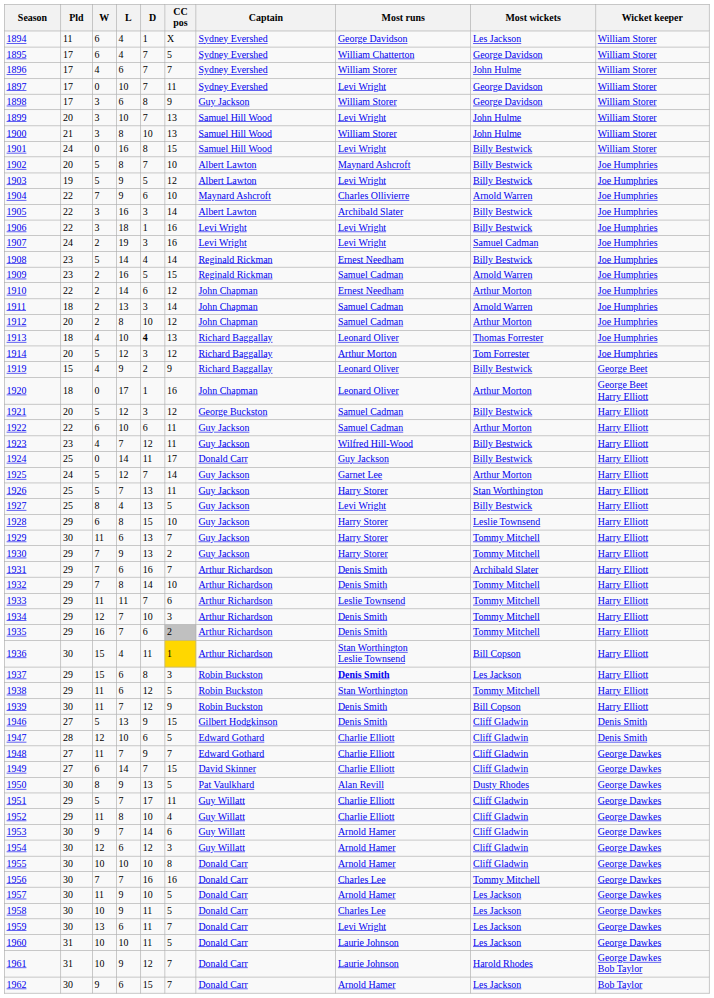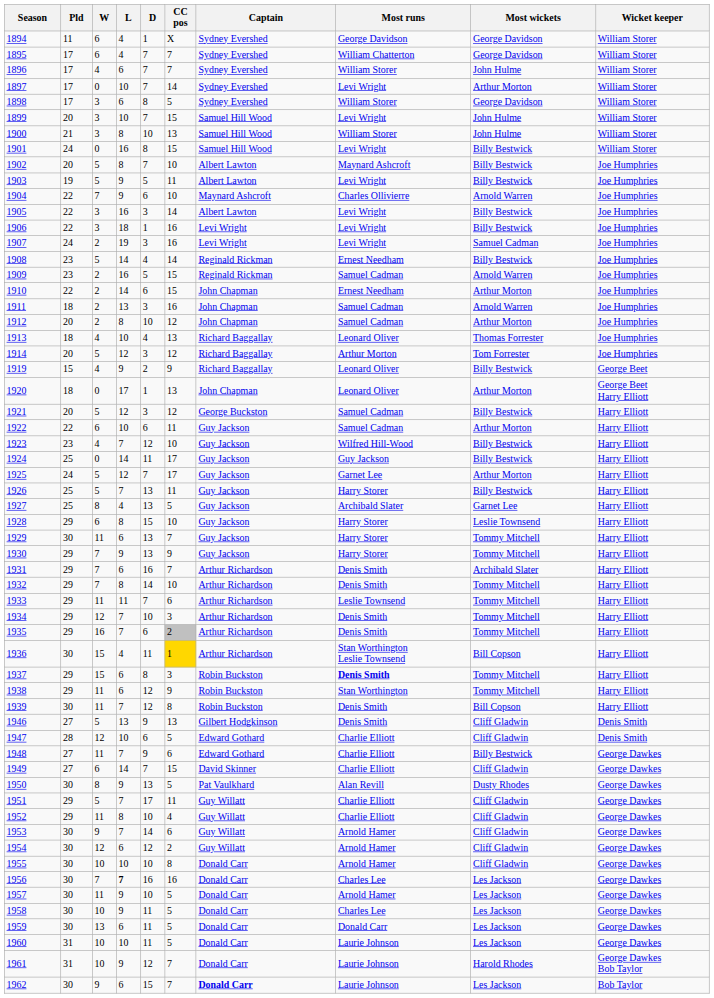(497, 39) Les Jackson -> (508, 39) George Davidson
(169, 54) 5 -> (169, 54) 7
(172, 86) 11 -> (172, 86) 14
(508, 86) George Davidson -> (502, 86) Arthur Morton
(169, 102) 9 -> (169, 102) 5
(224, 102) Guy Jackson -> (233, 102) Sydney Evershed
(172, 117) 13 -> (172, 117) 15
(172, 180) 12 -> (172, 180) 11
(371, 212) Archibald Slater -> (362, 212) Levi Wright
(172, 290) 12 -> (172, 290) 15
(172, 306) 14 -> (172, 306) 16
(145, 338) bold -> (145, 338) normal
(172, 390) 16 -> (172, 390) 13
(172, 443) 11 -> (172, 443) 10
(223, 459) Donald Carr -> (224, 459) Guy Jackson
(172, 475) 14 -> (172, 475) 17
(508, 490) Stan Worthington -> (503, 490) Billy Bestwick
(362, 506) Levi Wright -> (371, 506) Archibald Slater
(503, 506) Billy Bestwick -> (495, 506) Garnet Lee
(169, 553) 2 -> (169, 553) 9
(497, 675) Les Jackson -> (506, 675) Tommy Mitchell
(169, 690) 5 -> (169, 690) 9
(169, 706) 9 -> (169, 706) 8
(172, 722) 15 -> (172, 722) 13
(169, 753) 7 -> (169, 753) 6
(501, 753) Cliff Gladwin -> (503, 753) Billy Bestwick
(169, 848) 3 -> (169, 848) 2
(121, 879) normal -> (121, 879) bold
(506, 879) Tommy Mitchell -> (497, 879) Les Jackson
(169, 926) 7 -> (169, 926) 5
(362, 926) Levi Wright -> (363, 926) Donald Carr
(223, 985) normal -> (226, 985) bold
(367, 985) Arnold Hamer -> (368, 985) Laurie Johnson
